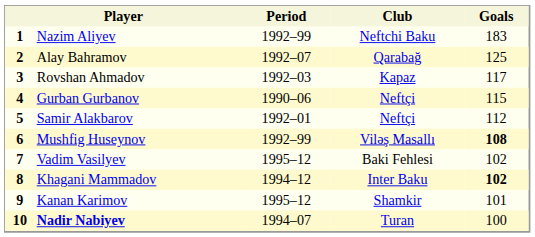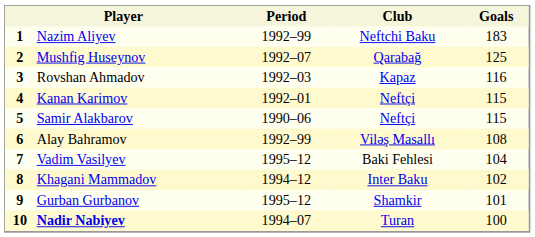(82, 57) Alay Bahramov -> (91, 57) Mushfig Huseynov
(496, 77) 117 -> (496, 77) 116
(88, 98) Gurban Gurbanov -> (82, 98) Kanan Karimov
(286, 98) 1990–06 -> (286, 98) 1992–01
(286, 118) 1992–01 -> (286, 118) 1990–06
(496, 118) 112 -> (496, 118) 115
(91, 139) Mushfig Huseynov -> (82, 139) Alay Bahramov
(496, 139) bold -> (496, 139) normal
(496, 159) 102 -> (496, 159) 104
(496, 179) bold -> (496, 179) normal
(82, 200) Kanan Karimov -> (88, 200) Gurban Gurbanov
